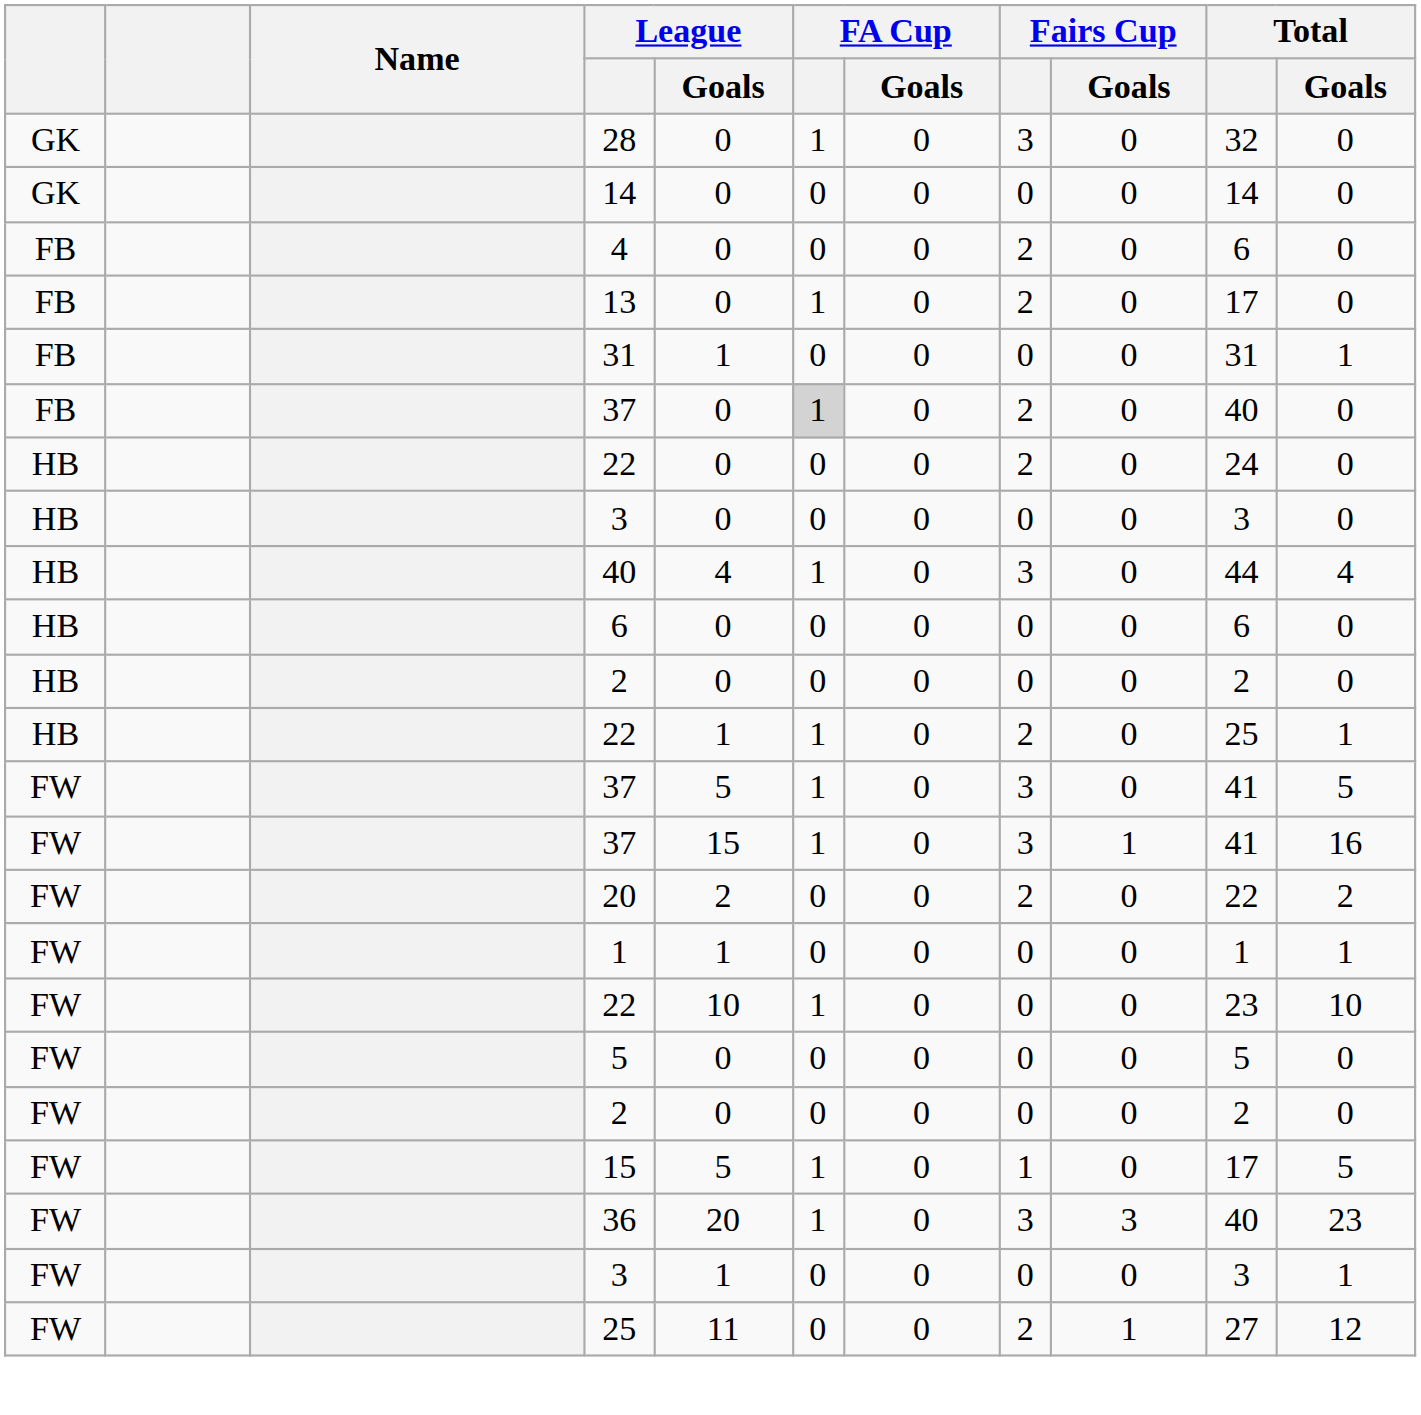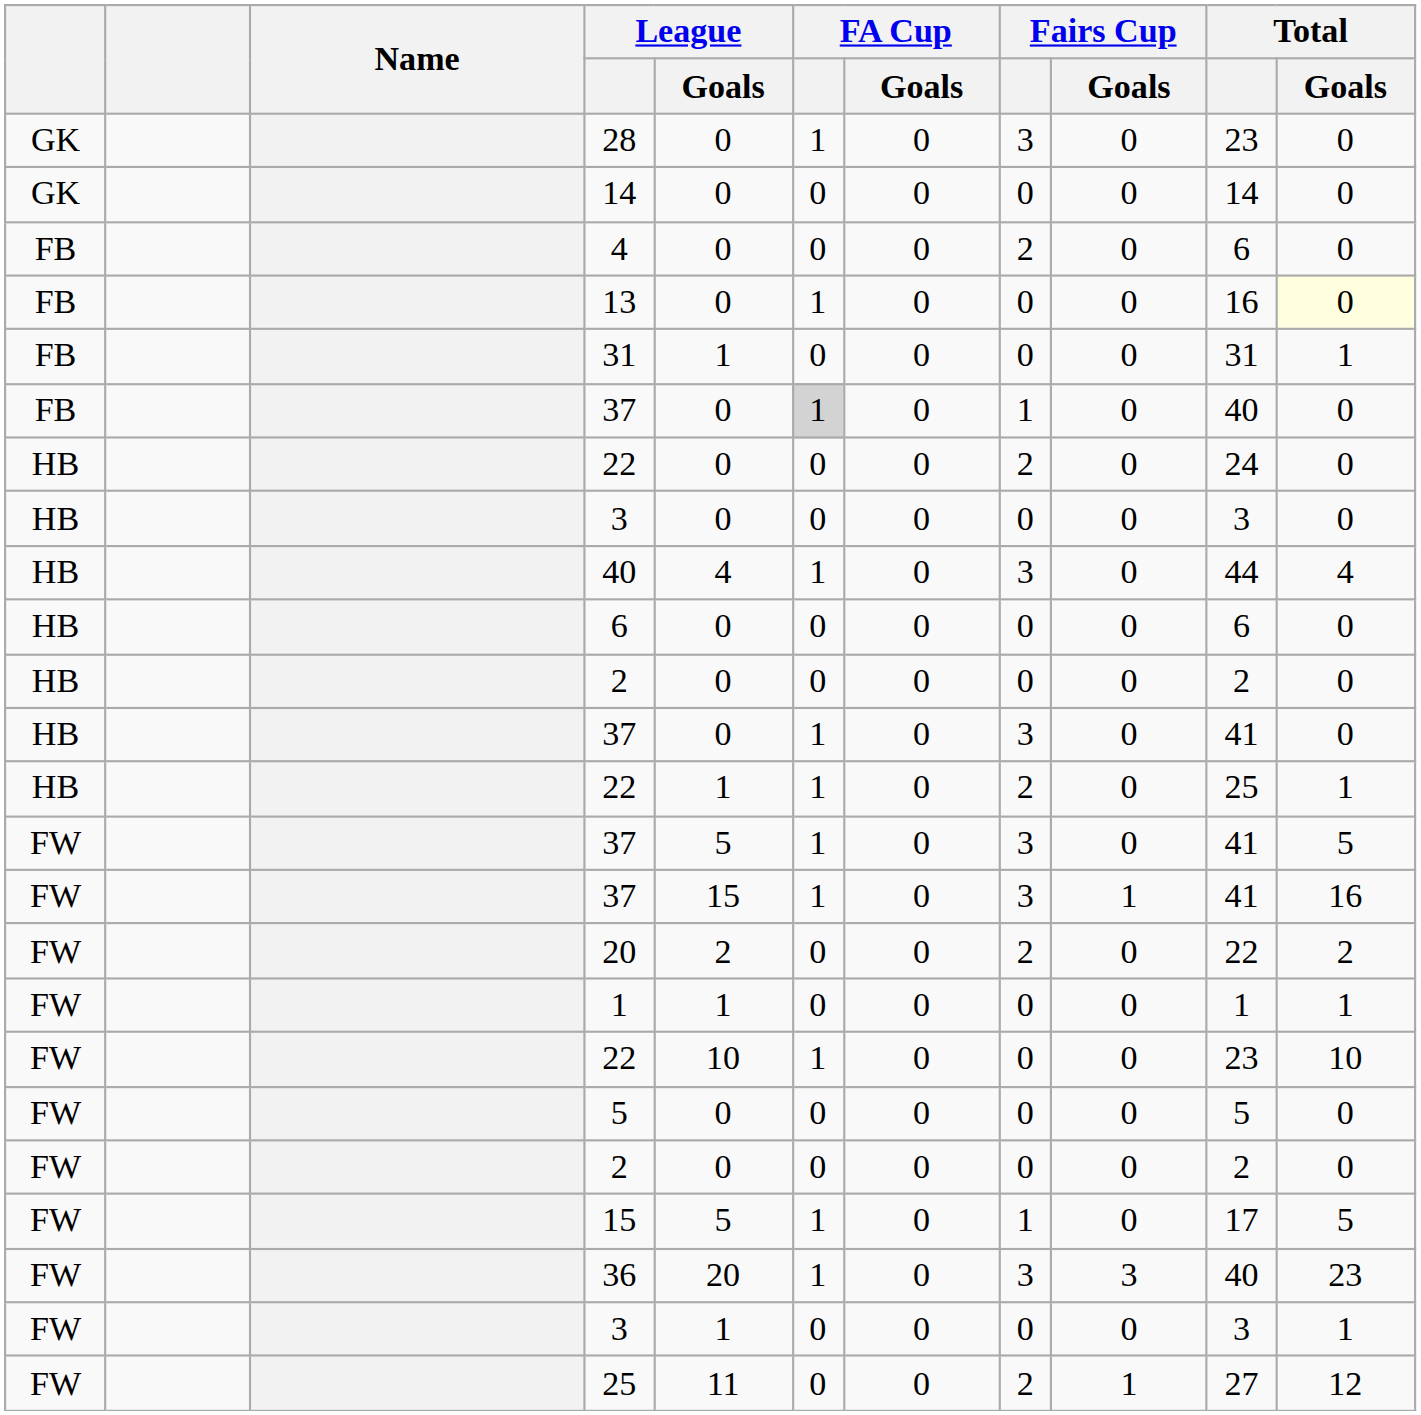(1242, 139) 32 -> (1242, 139) 23
(1025, 301) 2 -> (1025, 301) 0
(1242, 301) 17 -> (1242, 301) 16
(1345, 301) no background -> (1345, 301) lightyellow background
(1025, 409) 2 -> (1025, 409) 1
+ row: (56, 734)
